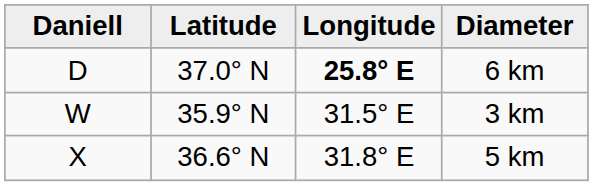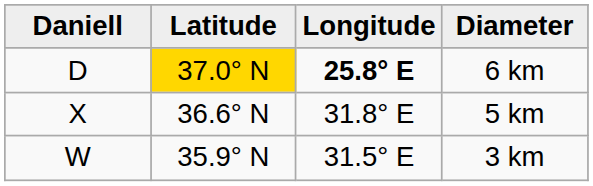(223, 69) no background -> (223, 69) gold background
rows swapped: (515, 113) <-> (515, 157)
